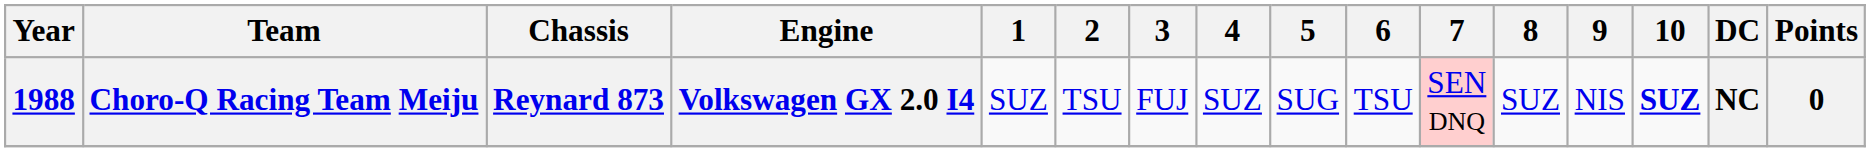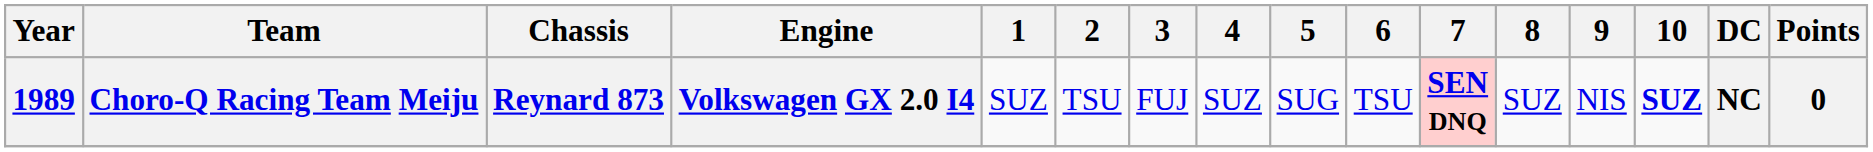(44, 100) 1988 -> (44, 100) 1989
(1457, 100) normal -> (1458, 100) bold
